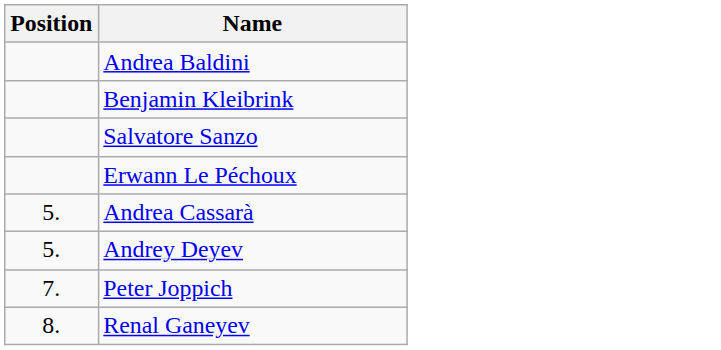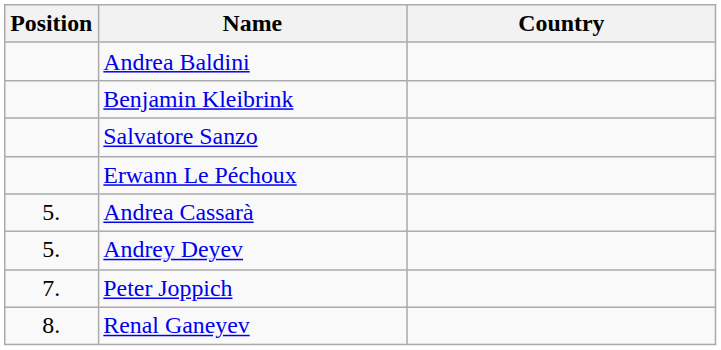+ column: (561, 23)
